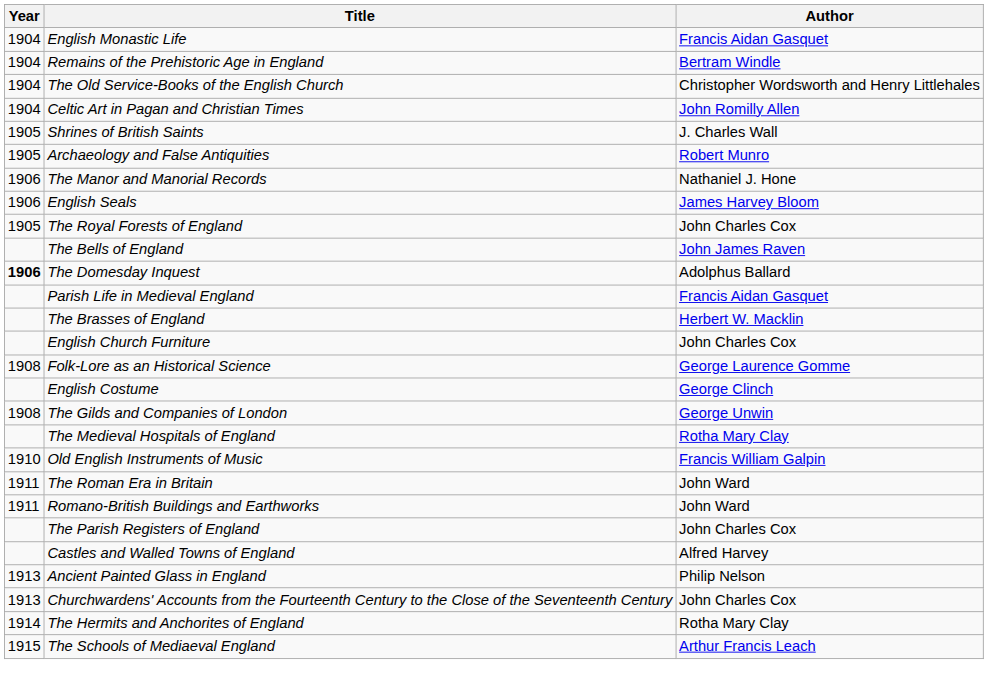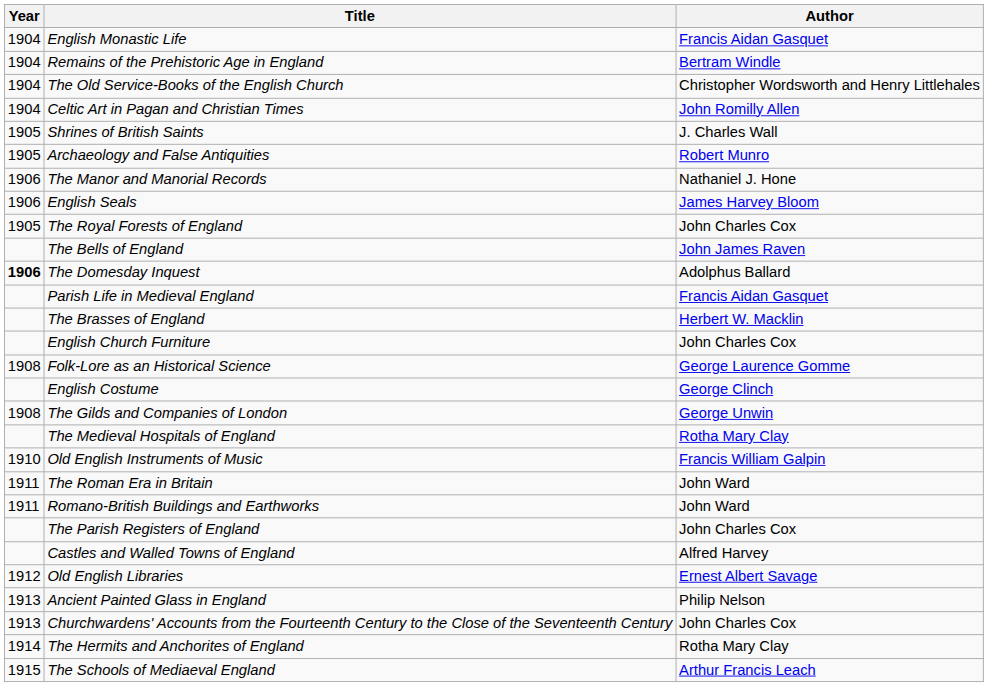+ row: (115, 576)
